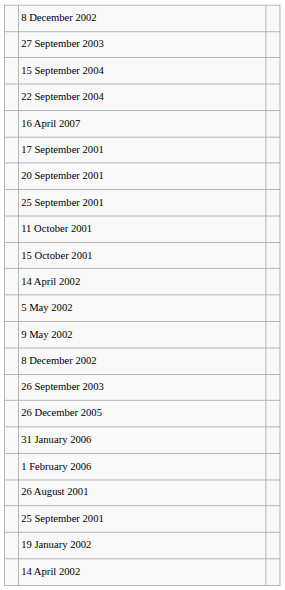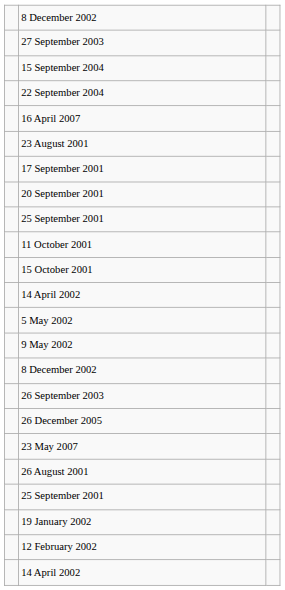+ row: (12, 144)
- row: (12, 440)
- row: (12, 466)
+ row: (12, 446)
+ row: (12, 547)
